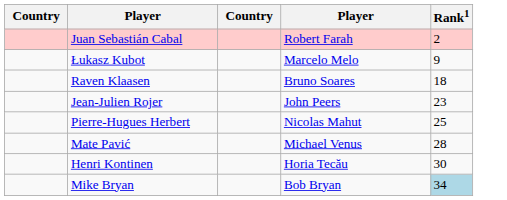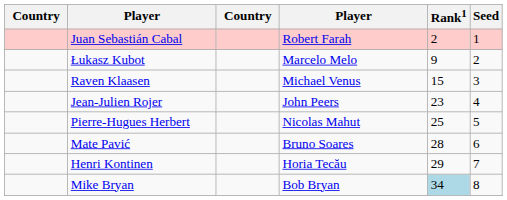+ column: (486, 16)
(319, 80) Bruno Soares -> (321, 80) Michael Venus
(440, 80) 18 -> (437, 80) 15
(323, 143) Michael Venus -> (318, 143) Bruno Soares
(440, 164) 30 -> (437, 164) 29
